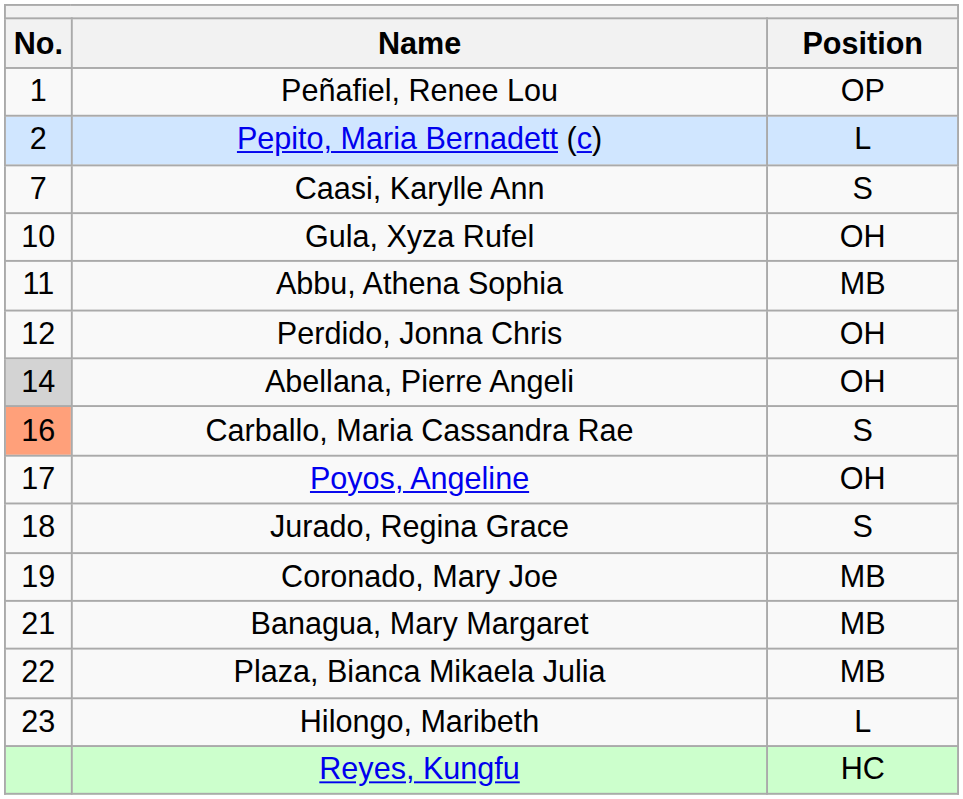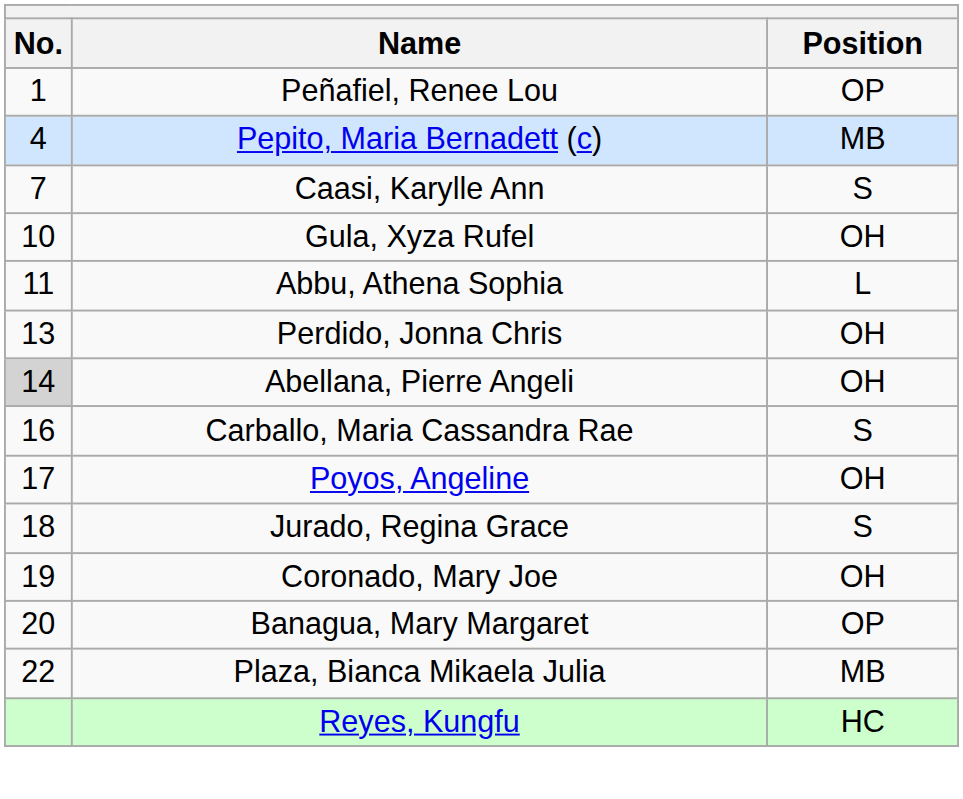(38, 139) 2 -> (38, 139) 4
(863, 139) L -> (863, 139) MB
(863, 285) MB -> (863, 285) L
(38, 333) 12 -> (38, 333) 13
(38, 430) lightsalmon background -> (38, 430) no background
(863, 575) MB -> (863, 575) OH
(38, 624) 21 -> (38, 624) 20
(863, 624) MB -> (863, 624) OP
- row: (420, 721)
